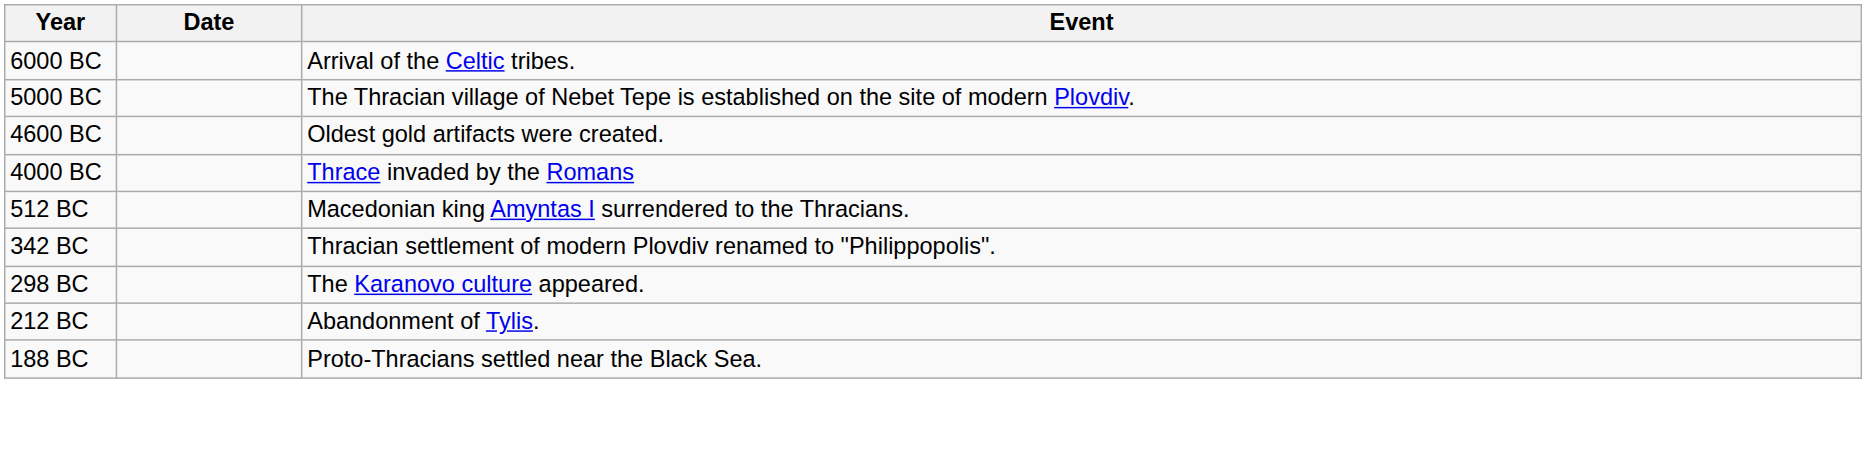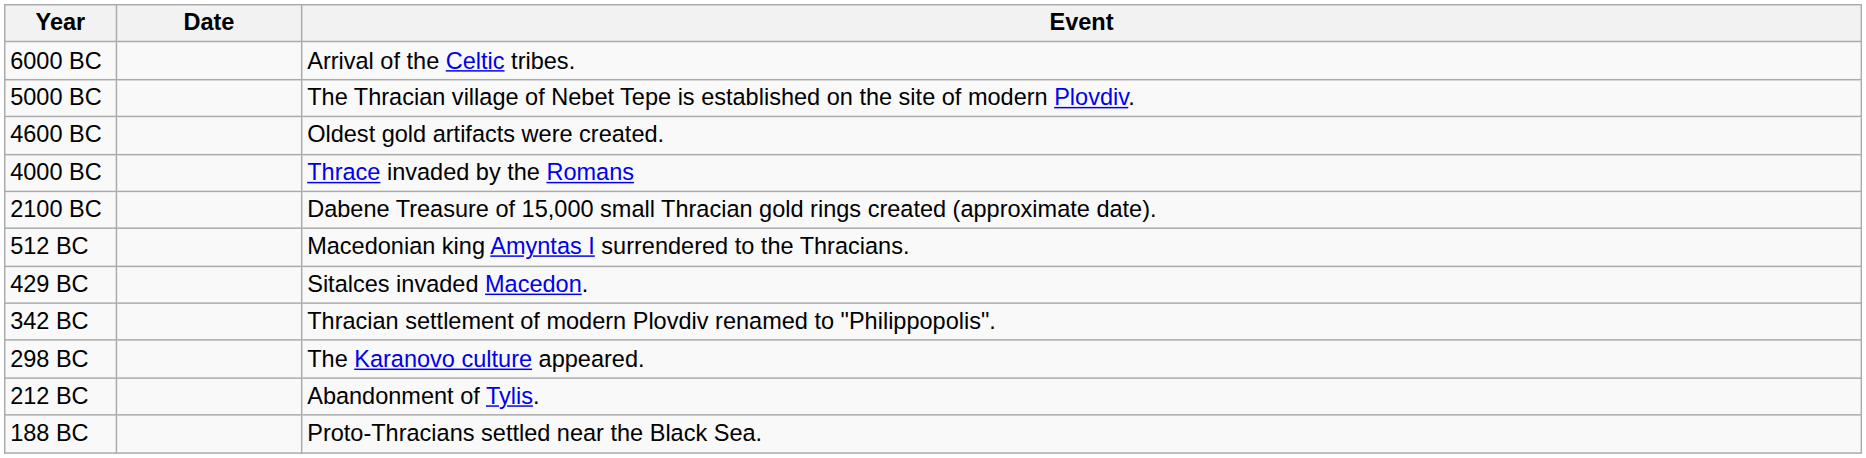+ row: (56, 209)
+ row: (49, 284)
